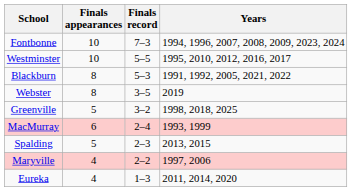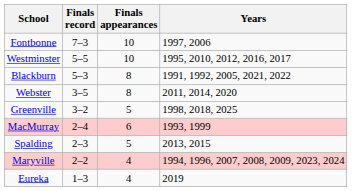columns swapped: (142, 19) <-> (94, 19)
(253, 42) 1994, 1996, 2007, 2008, 2009, 2023, 2024 -> (186, 42) 1997, 2006
(173, 93) 2019 -> (200, 93) 2011, 2014, 2020
(186, 161) 1997, 2006 -> (253, 161) 1994, 1996, 2007, 2008, 2009, 2023, 2024
(200, 178) 2011, 2014, 2020 -> (173, 178) 2019
